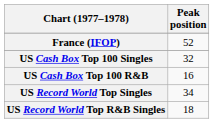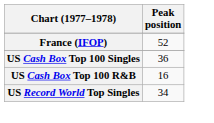(188, 59) 32 -> (163, 59) 36
- row: (86, 110)
